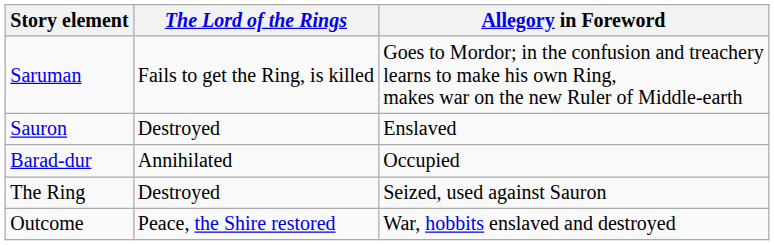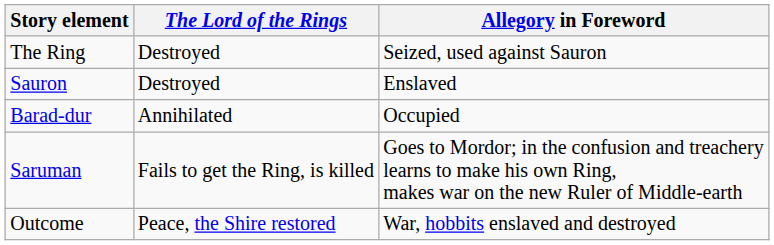rows swapped: (48, 192) <-> (46, 74)
